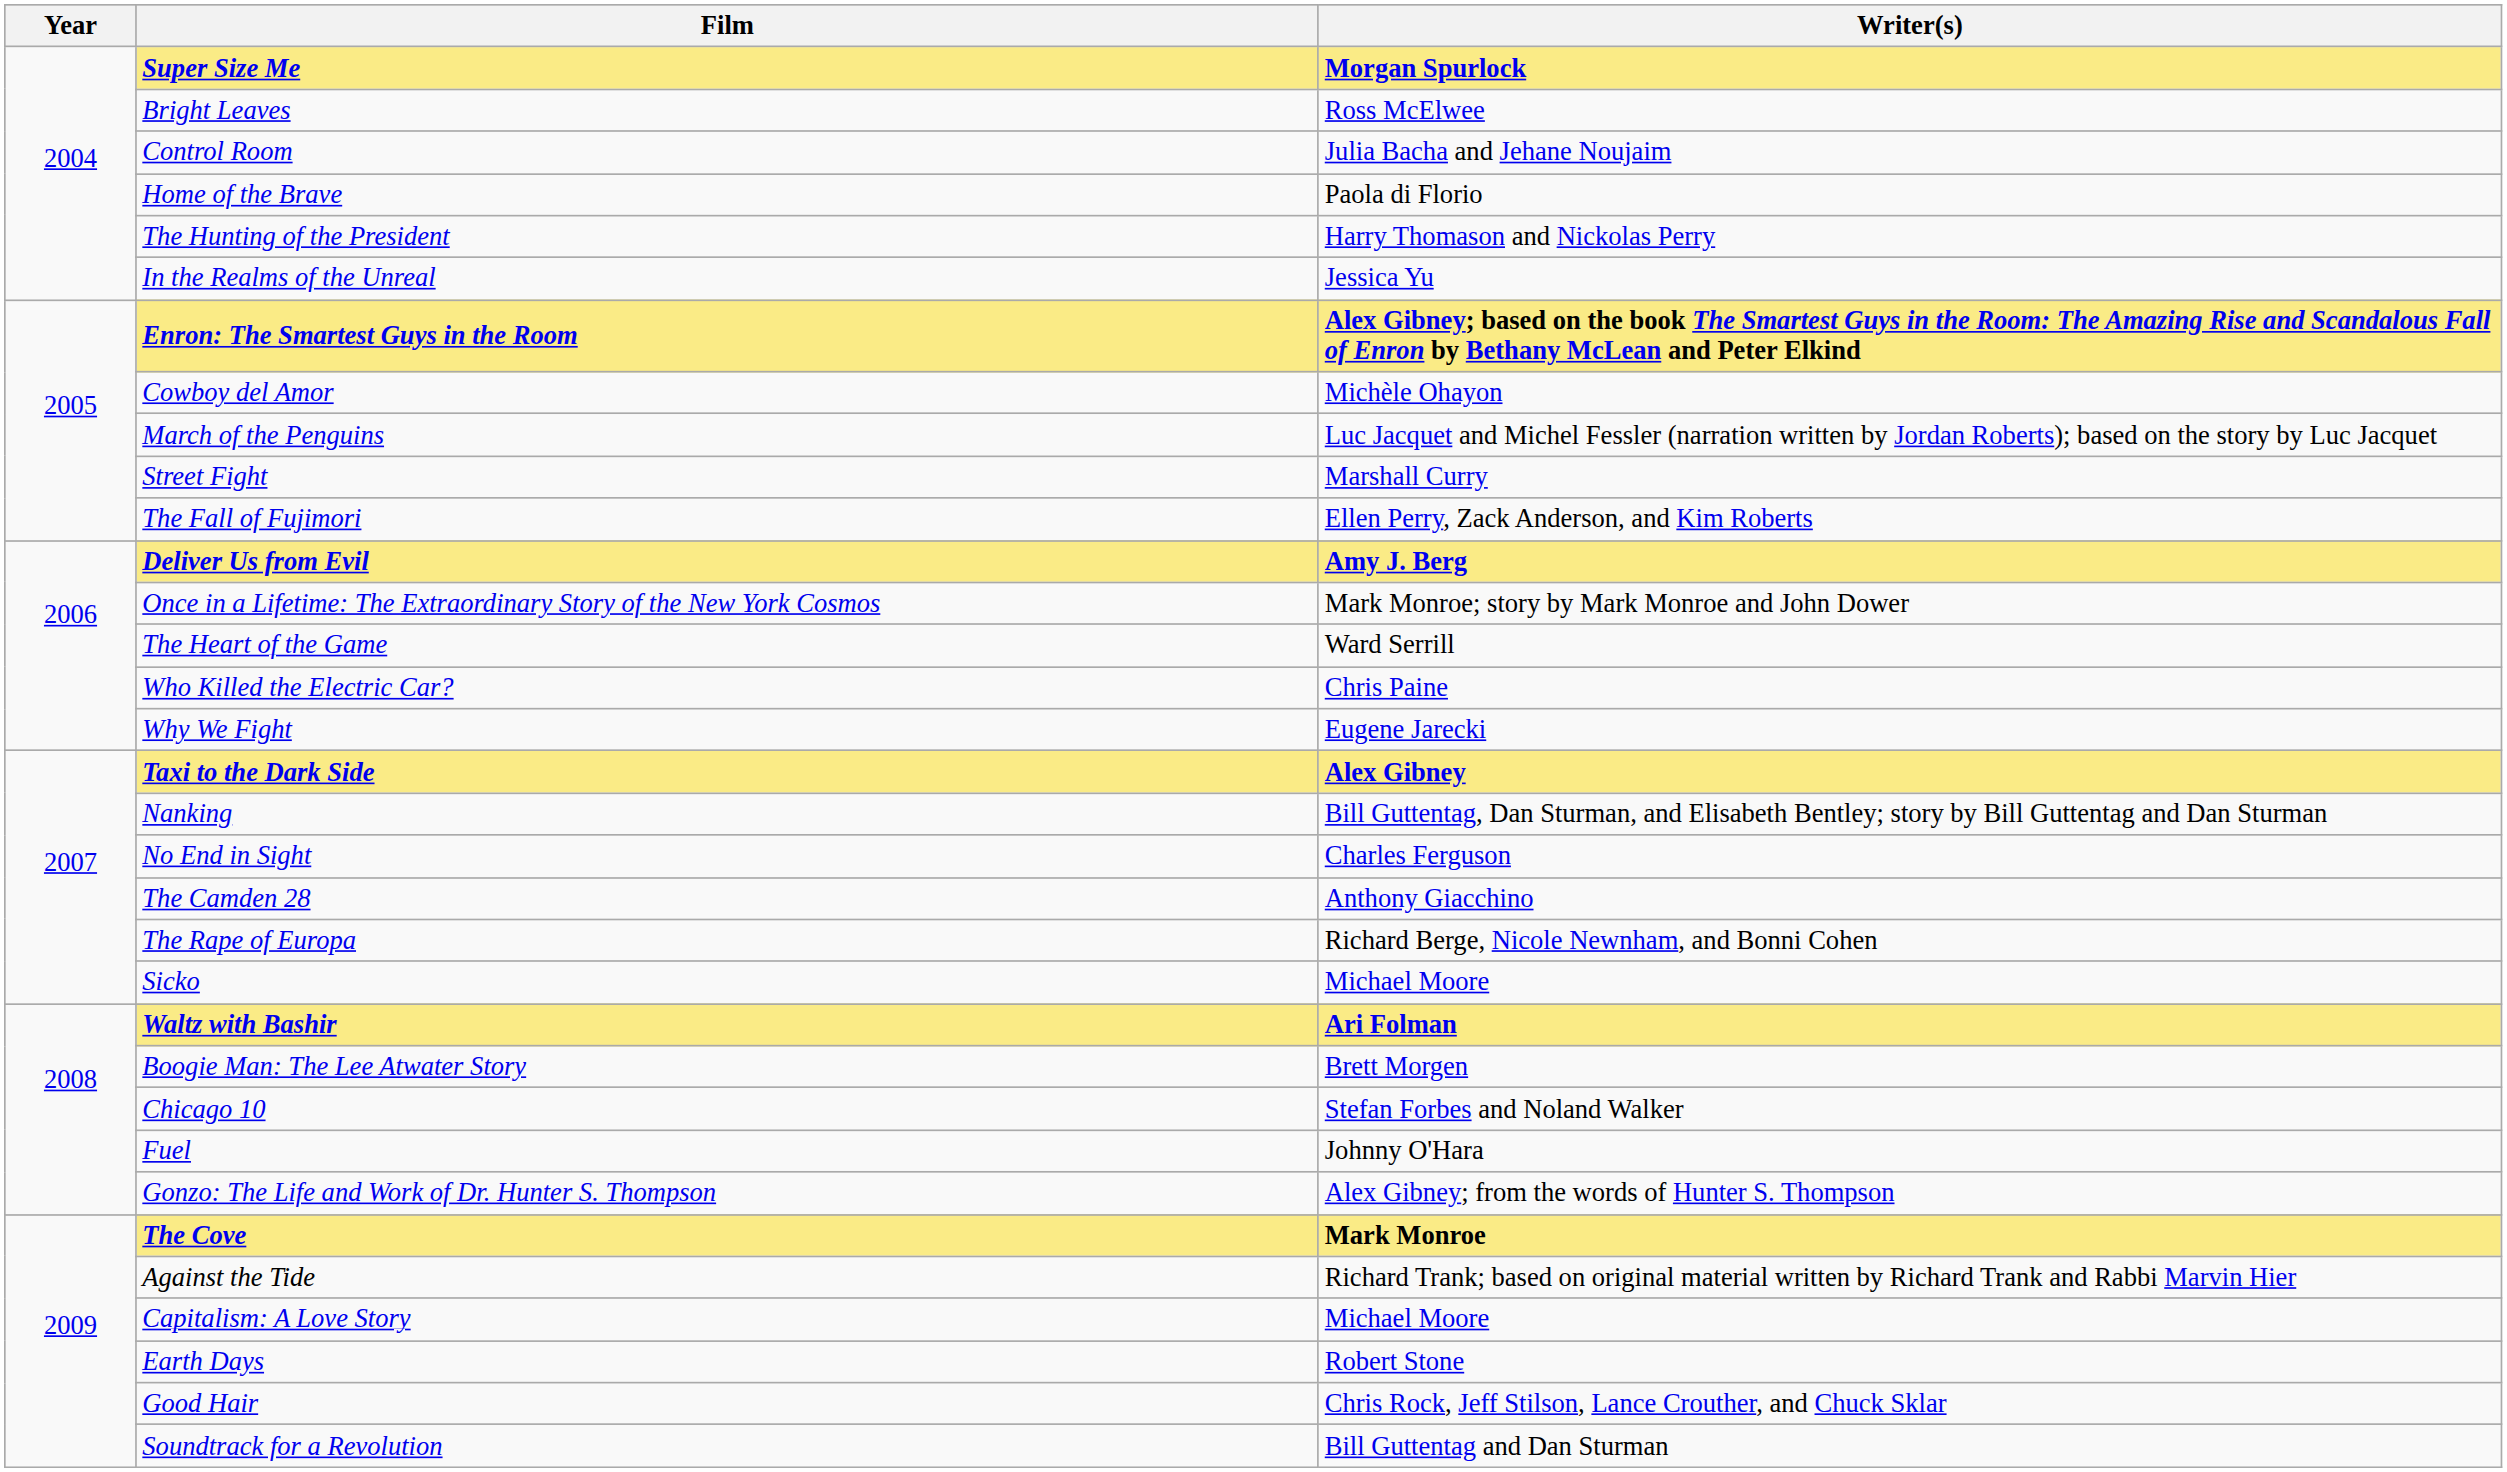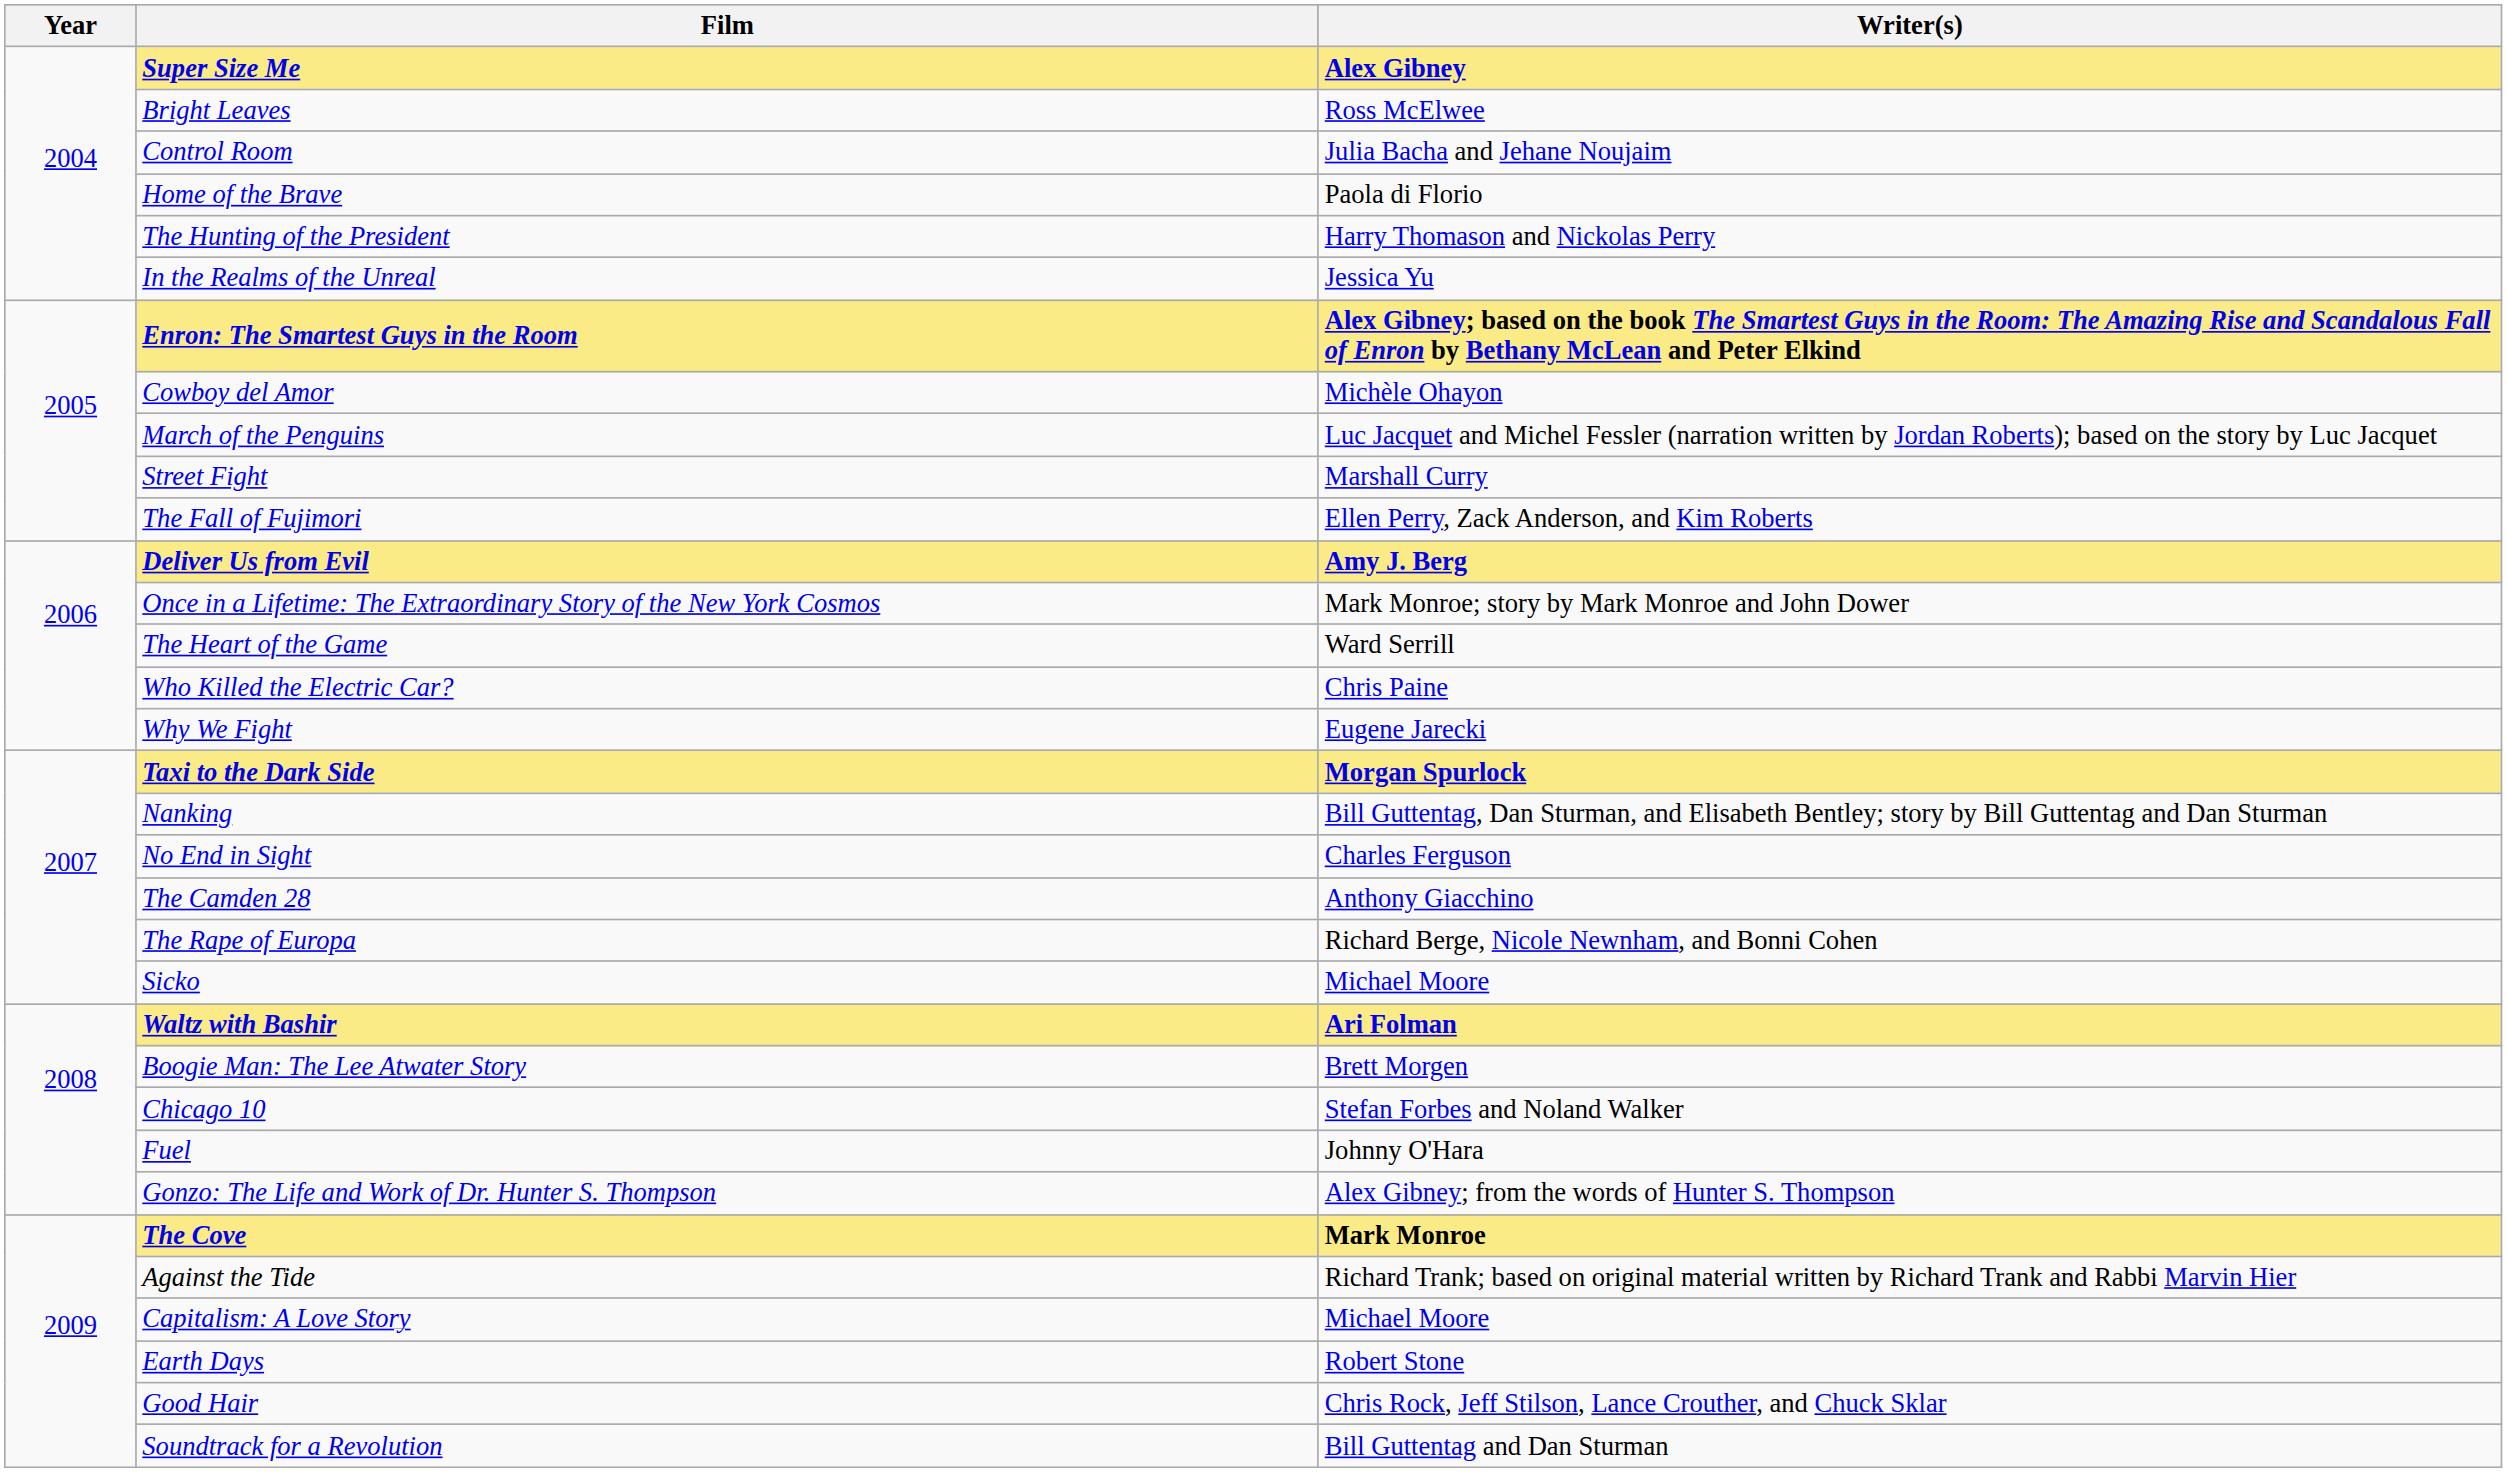(1425, 67) Morgan Spurlock -> (1395, 67) Alex Gibney
(1395, 771) Alex Gibney -> (1425, 771) Morgan Spurlock
